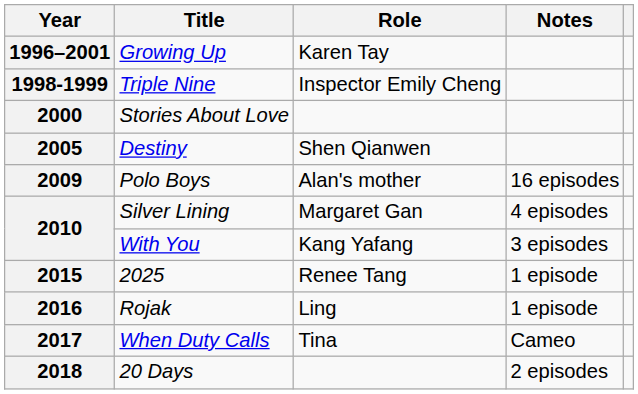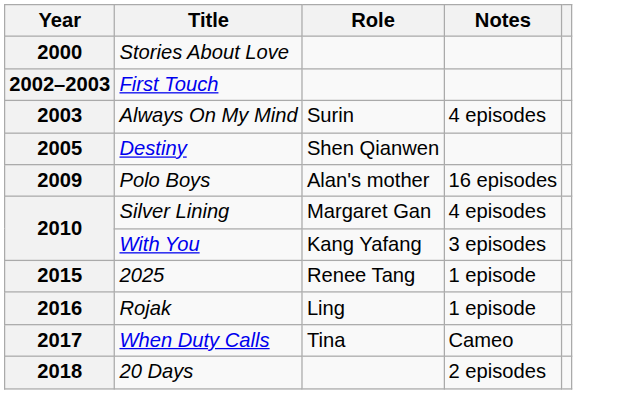- row: (60, 52)
- row: (60, 84)
+ row: (60, 84)
+ row: (60, 116)
